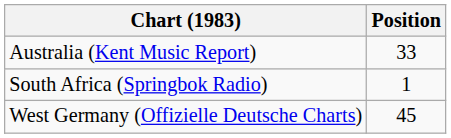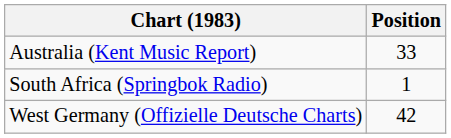(406, 116) 45 -> (406, 116) 42
